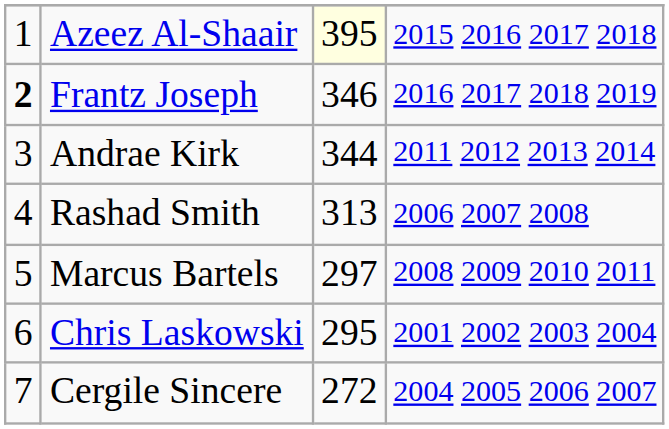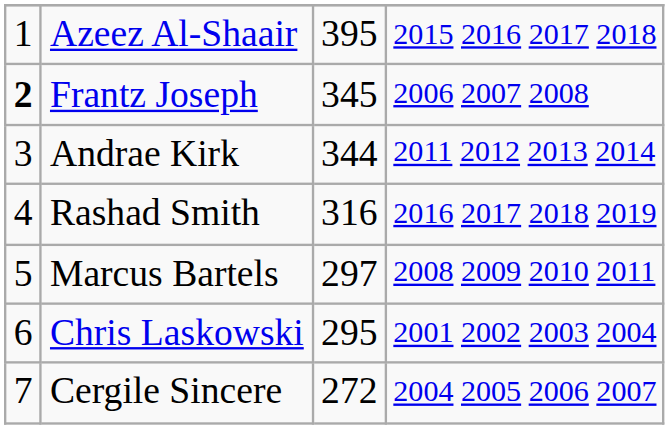(349, 34) lightyellow background -> (349, 34) no background
(349, 93) 346 -> (349, 93) 345
(525, 93) 2016 2017 2018 2019 -> (491, 93) 2006 2007 2008
(349, 213) 313 -> (349, 213) 316
(491, 213) 2006 2007 2008 -> (525, 213) 2016 2017 2018 2019
